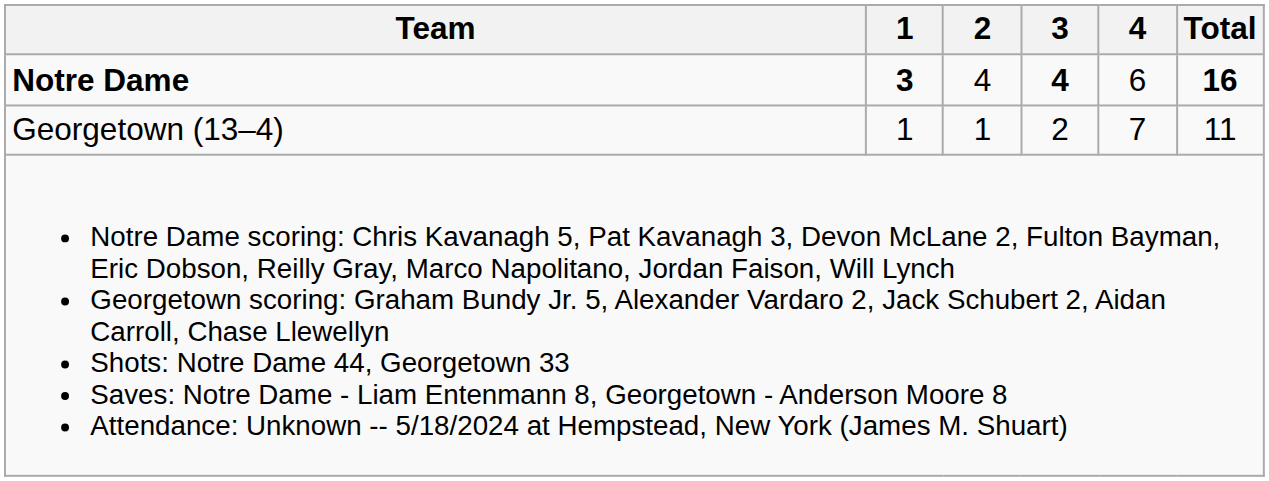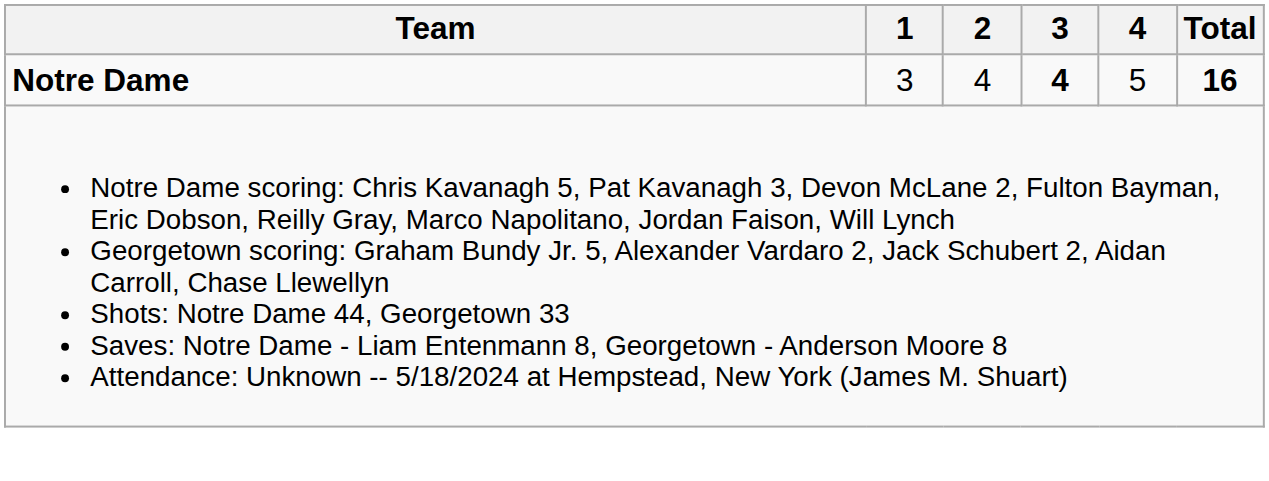(905, 79) bold -> (905, 79) normal
(1138, 79) 6 -> (1138, 79) 5
- row: (148, 129)
